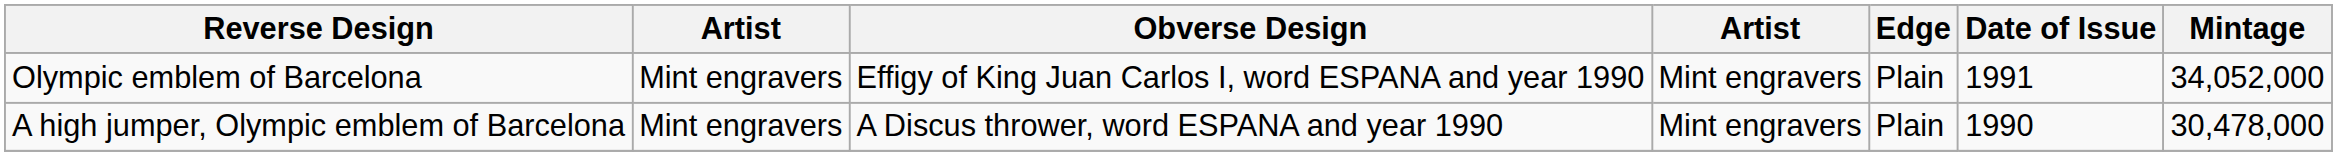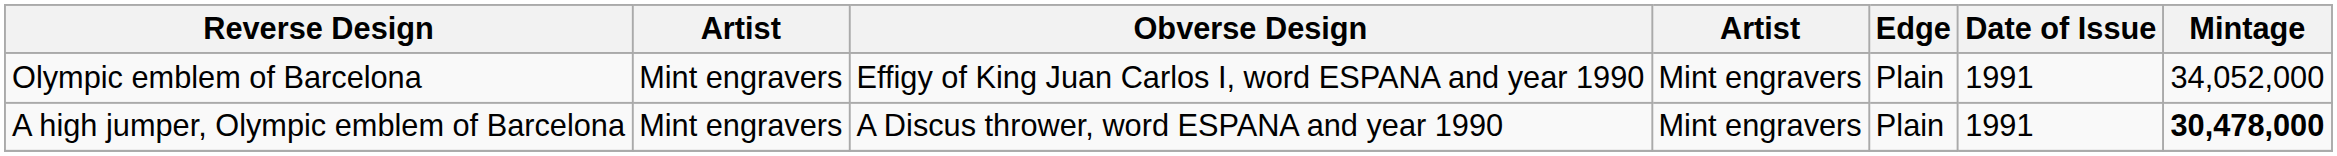(1999, 126) 1990 -> (1999, 126) 1991
(2247, 126) normal -> (2247, 126) bold
